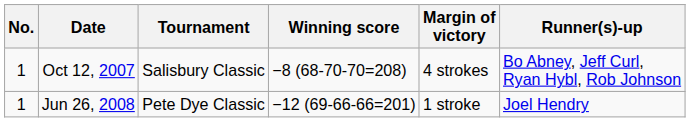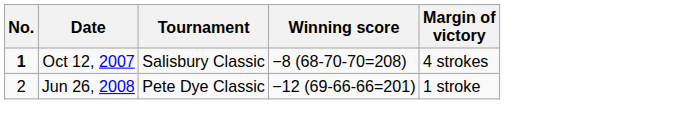- column: (592, 26)
(21, 70) normal -> (21, 61) bold
(21, 105) 1 -> (21, 87) 2
